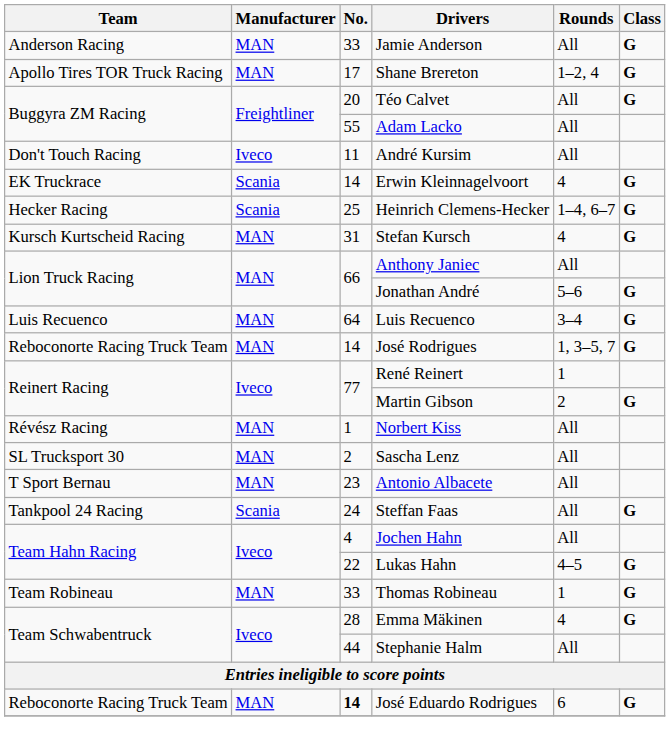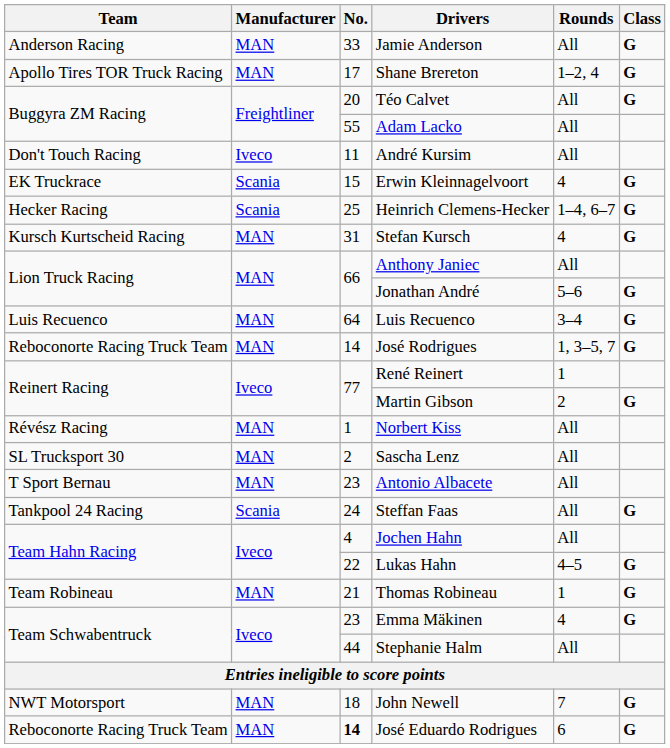(352, 182) 14 -> (352, 182) 15
(352, 592) 33 -> (352, 592) 21
(352, 620) 28 -> (352, 620) 23
+ row: (417, 702)
